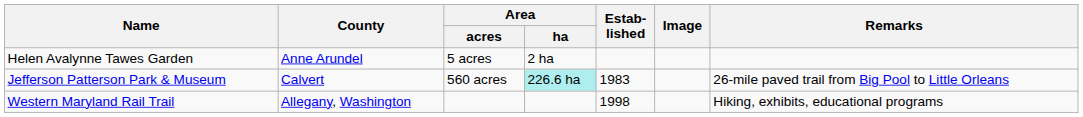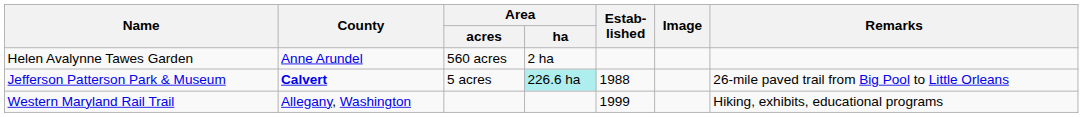(469, 58) 5 acres -> (477, 58) 560 acres
(303, 79) normal -> (304, 79) bold
(477, 79) 560 acres -> (469, 79) 5 acres
(615, 79) 1983 -> (615, 79) 1988
(615, 101) 1998 -> (615, 101) 1999
